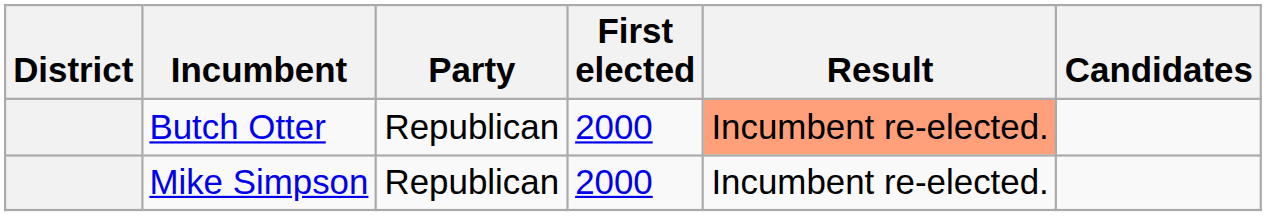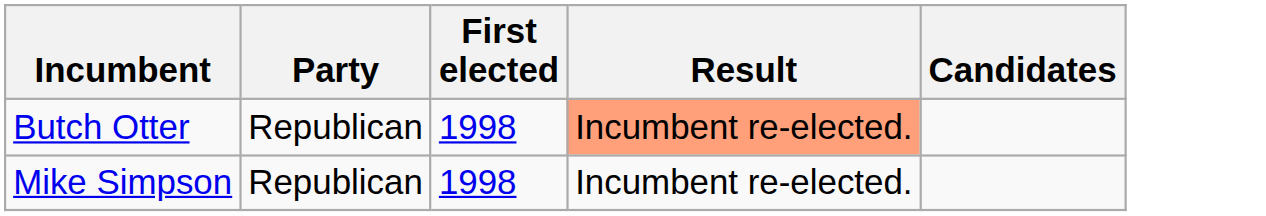- column: (73, 71)
(614, 126) 2000 -> (478, 126) 1998
(614, 182) 2000 -> (478, 182) 1998
